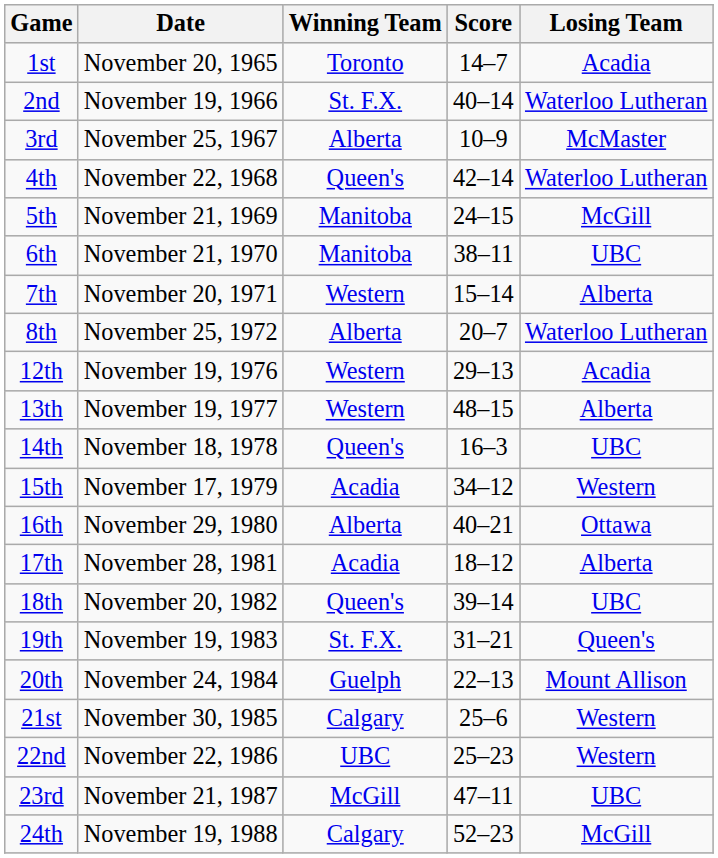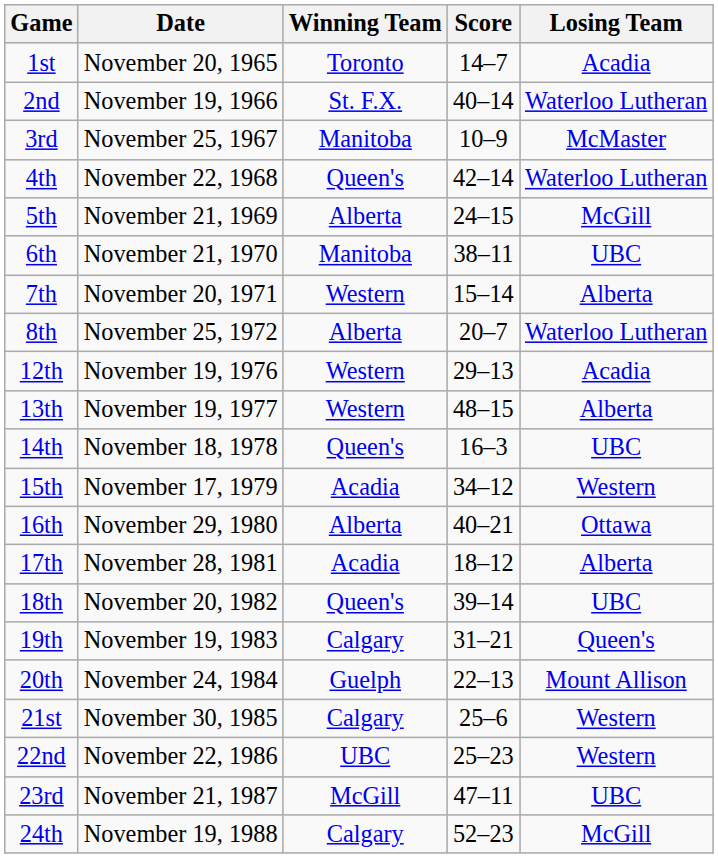(365, 139) Alberta -> (365, 139) Manitoba
(365, 216) Manitoba -> (365, 216) Alberta
(365, 640) St. F.X. -> (365, 640) Calgary
